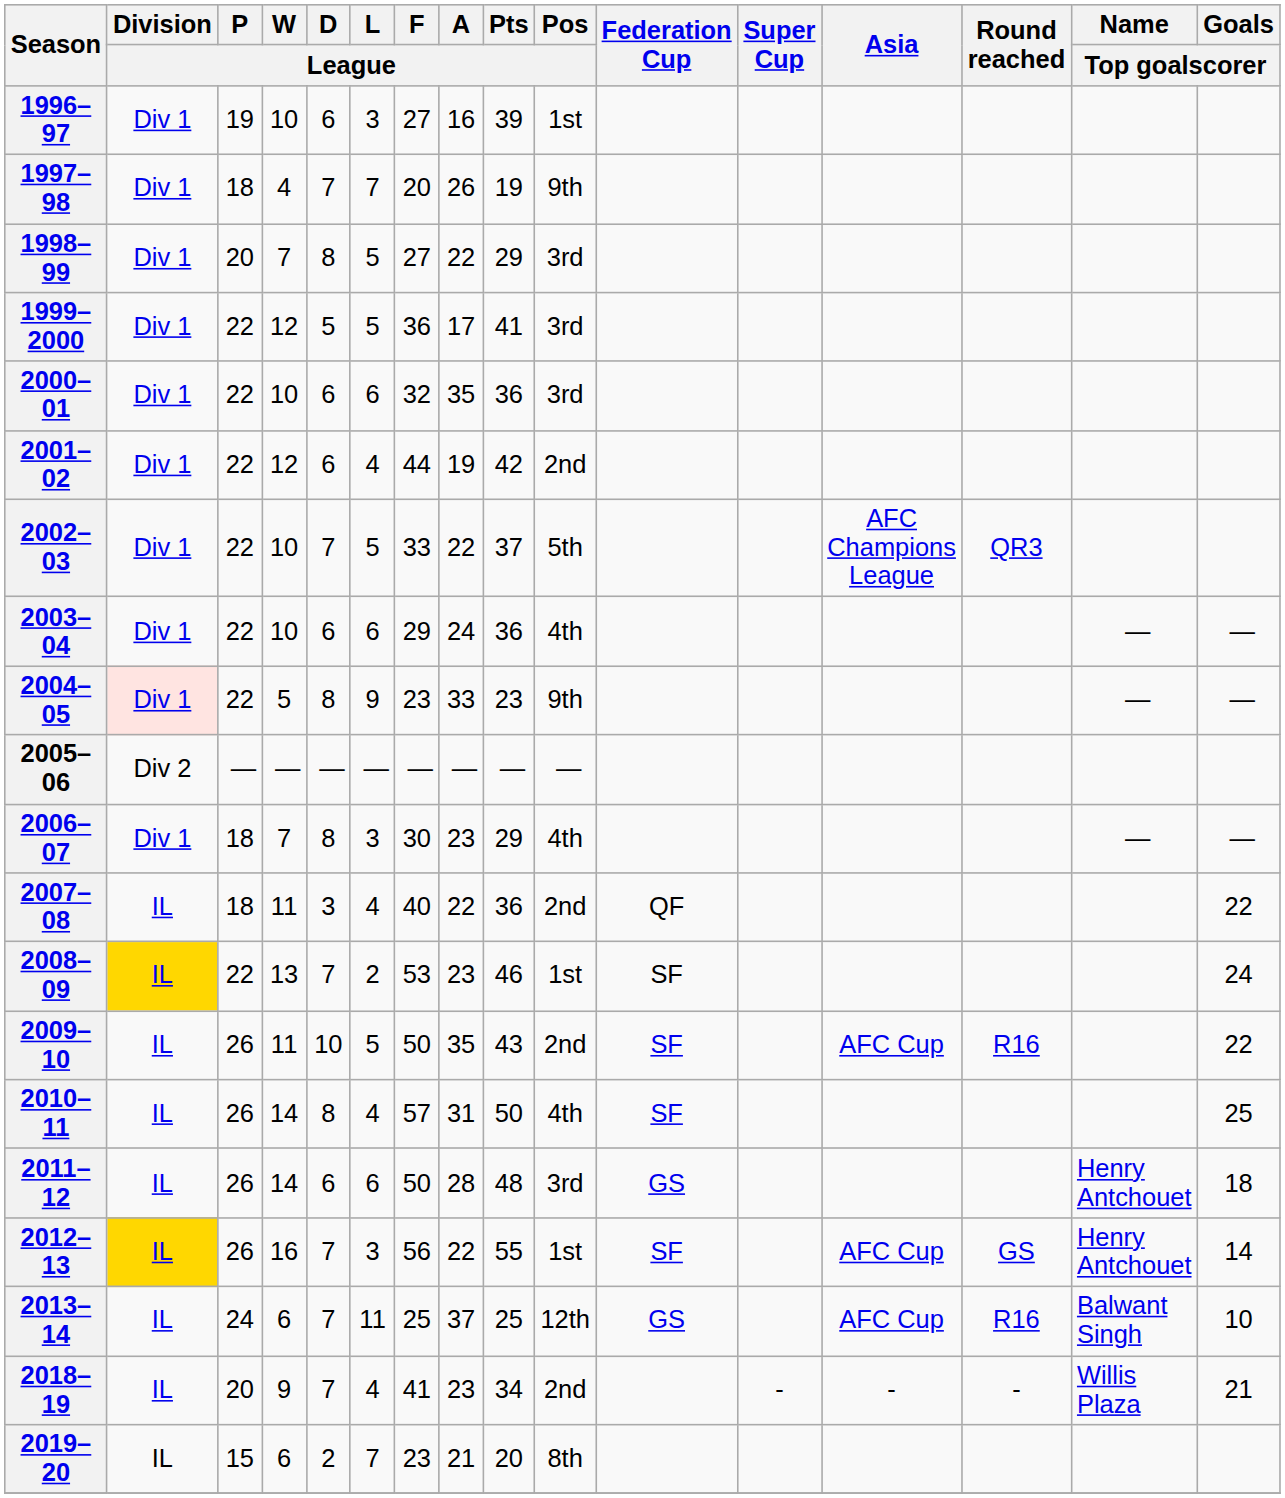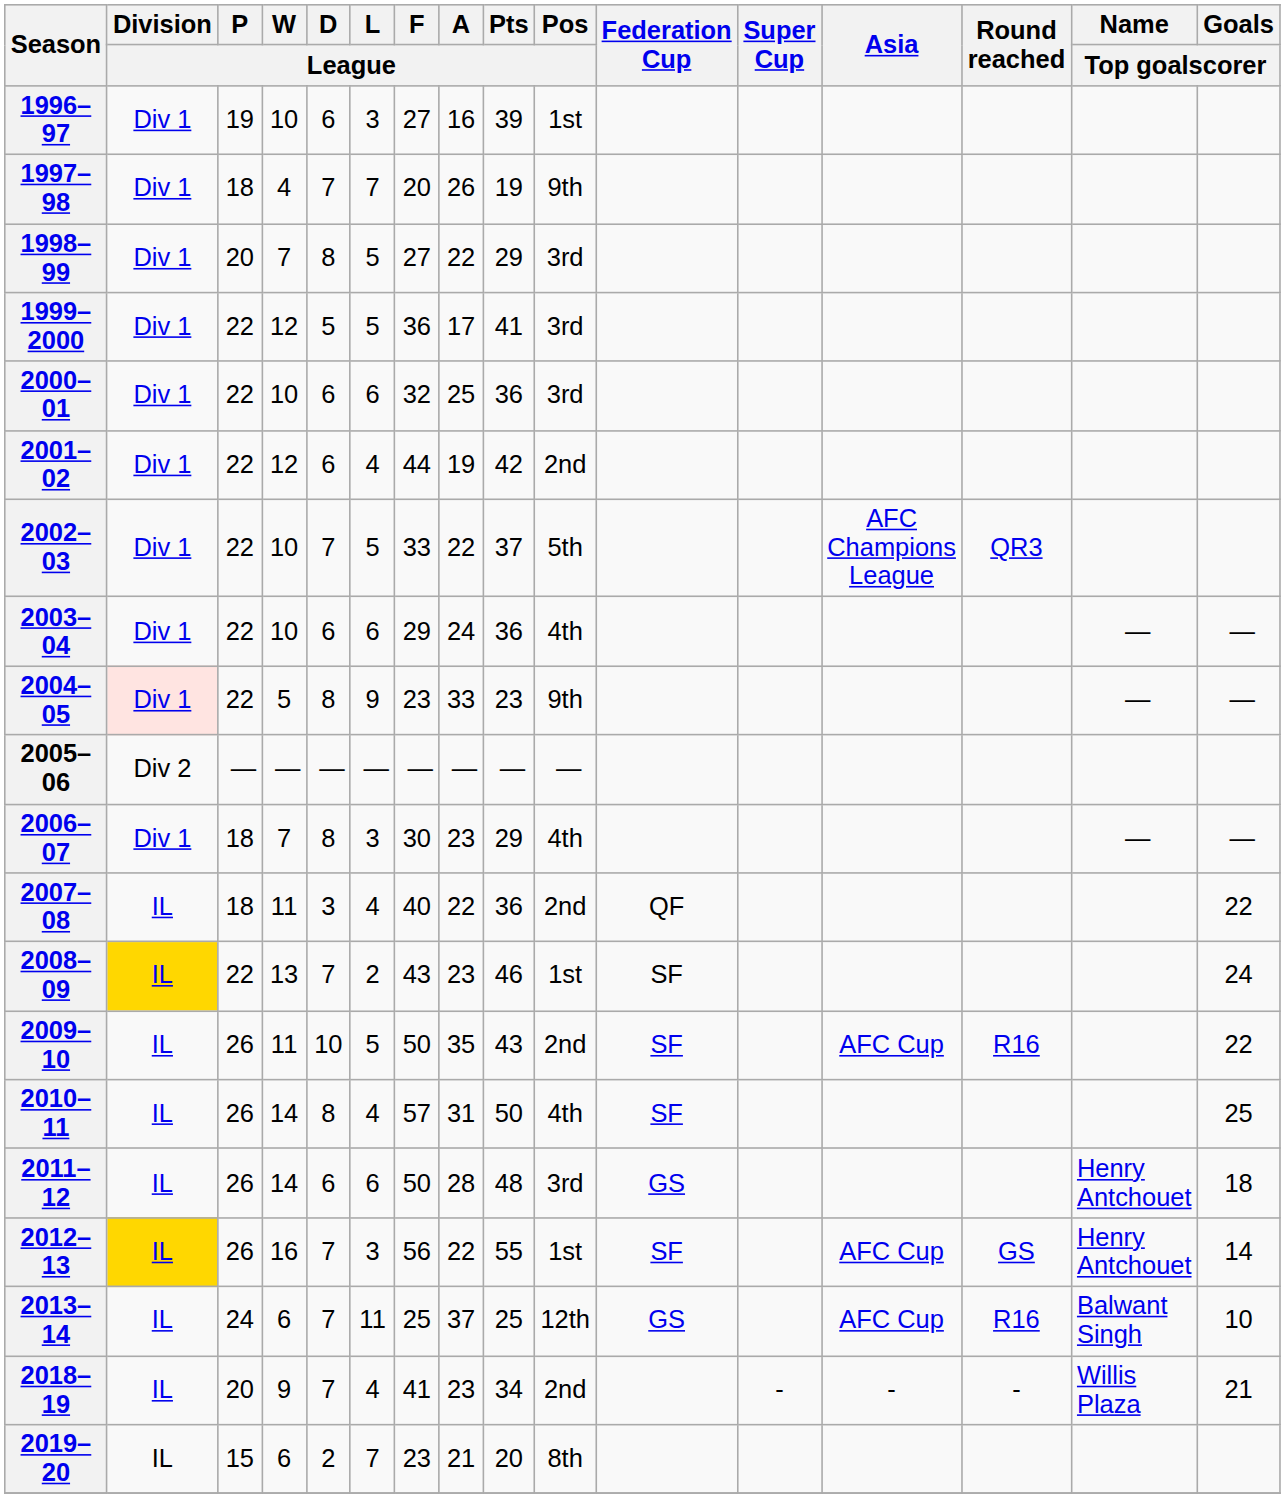(461, 395) 35 -> (461, 395) 25
(417, 975) 53 -> (417, 975) 43
